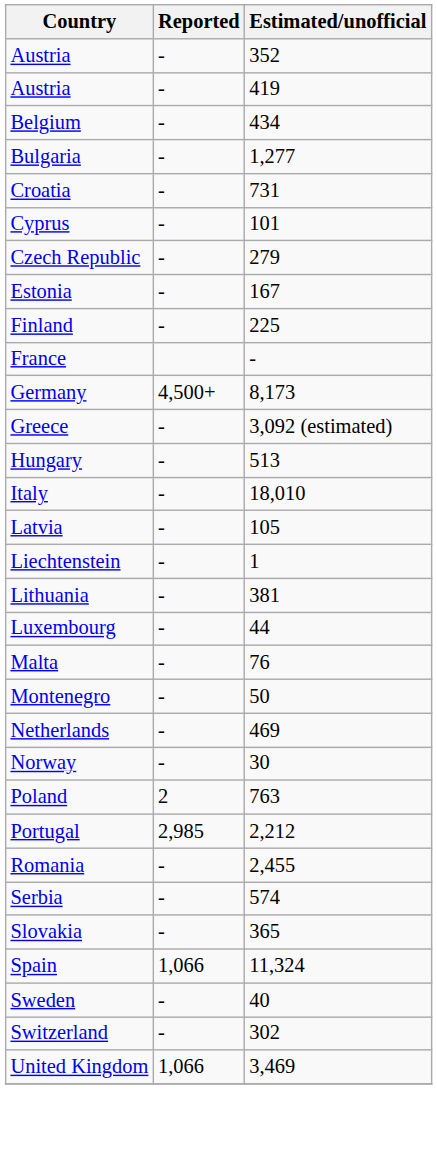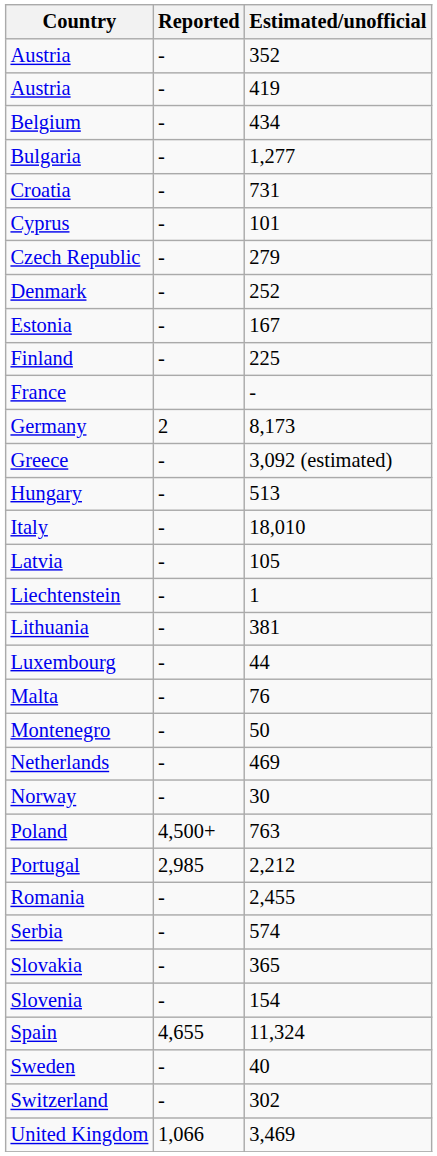+ row: (48, 291)
(187, 392) 4,500+ -> (163, 426) 2
(163, 797) 2 -> (187, 830) 4,500+
+ row: (46, 999)
(181, 965) 1,066 -> (181, 1033) 4,655
